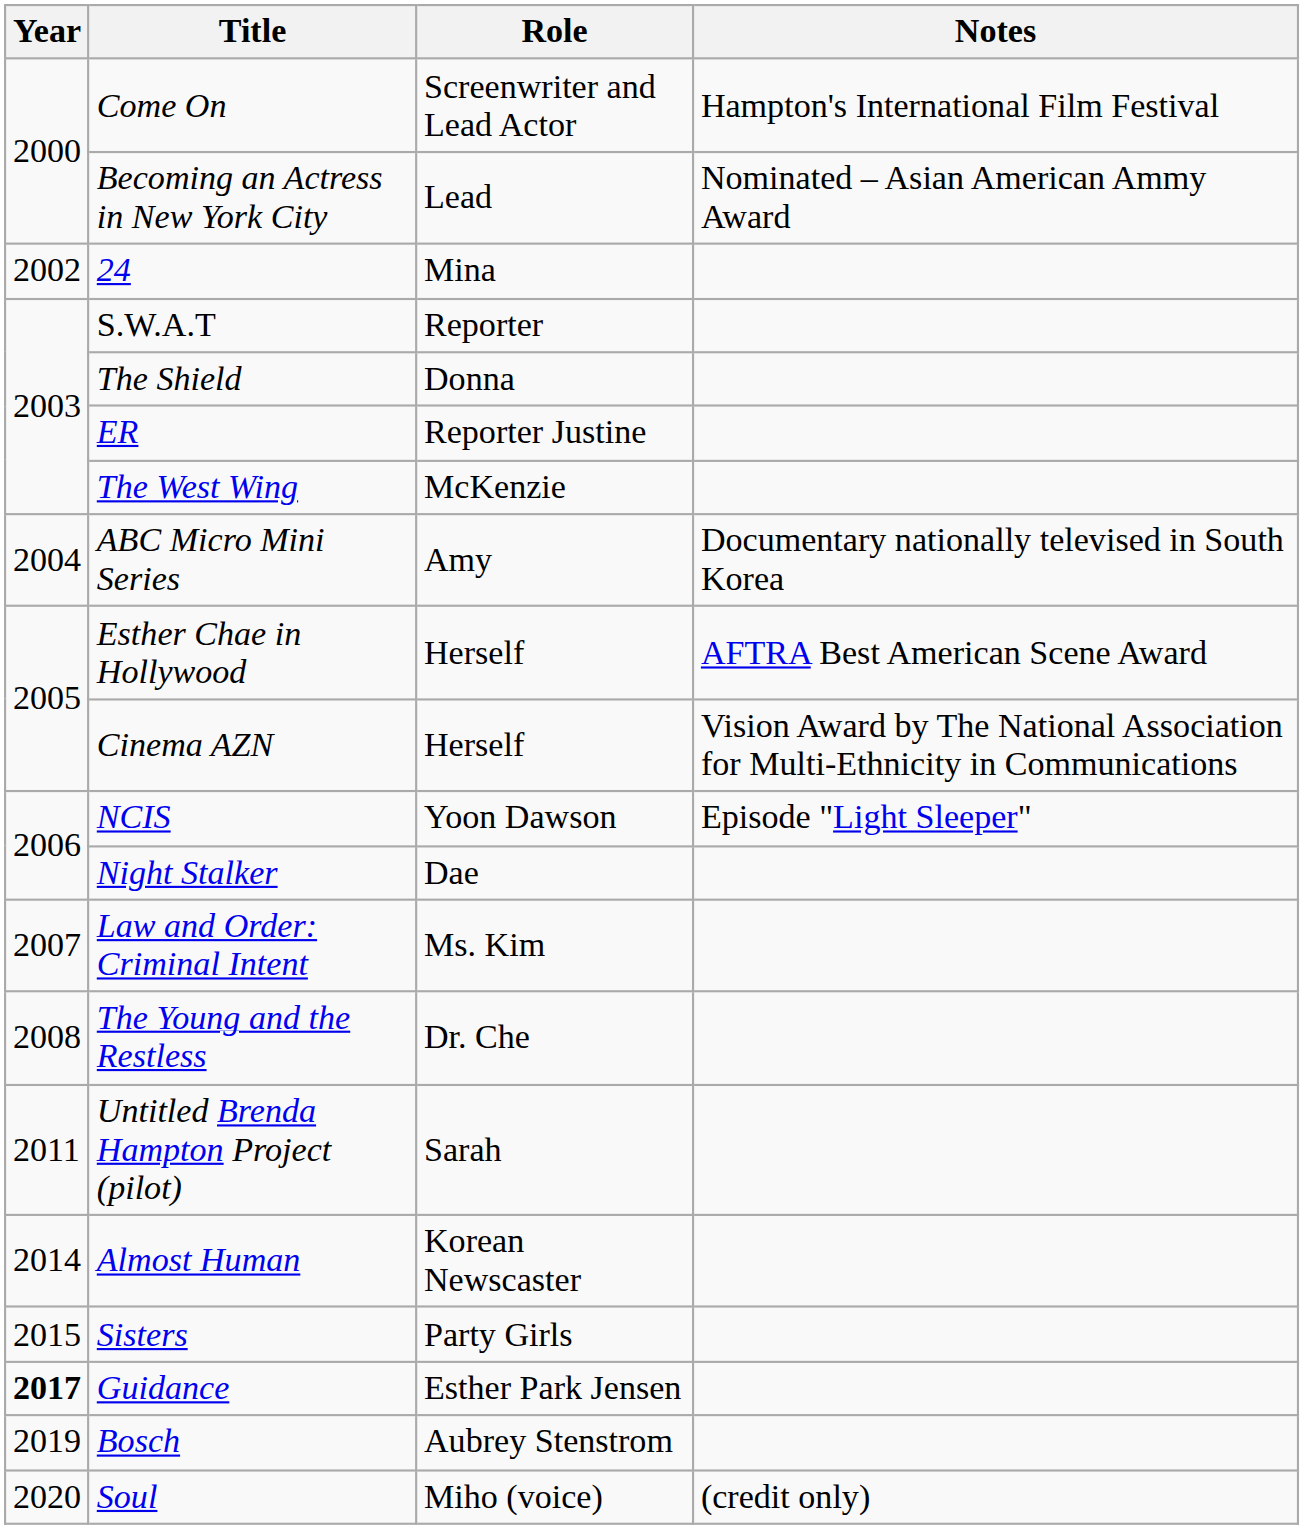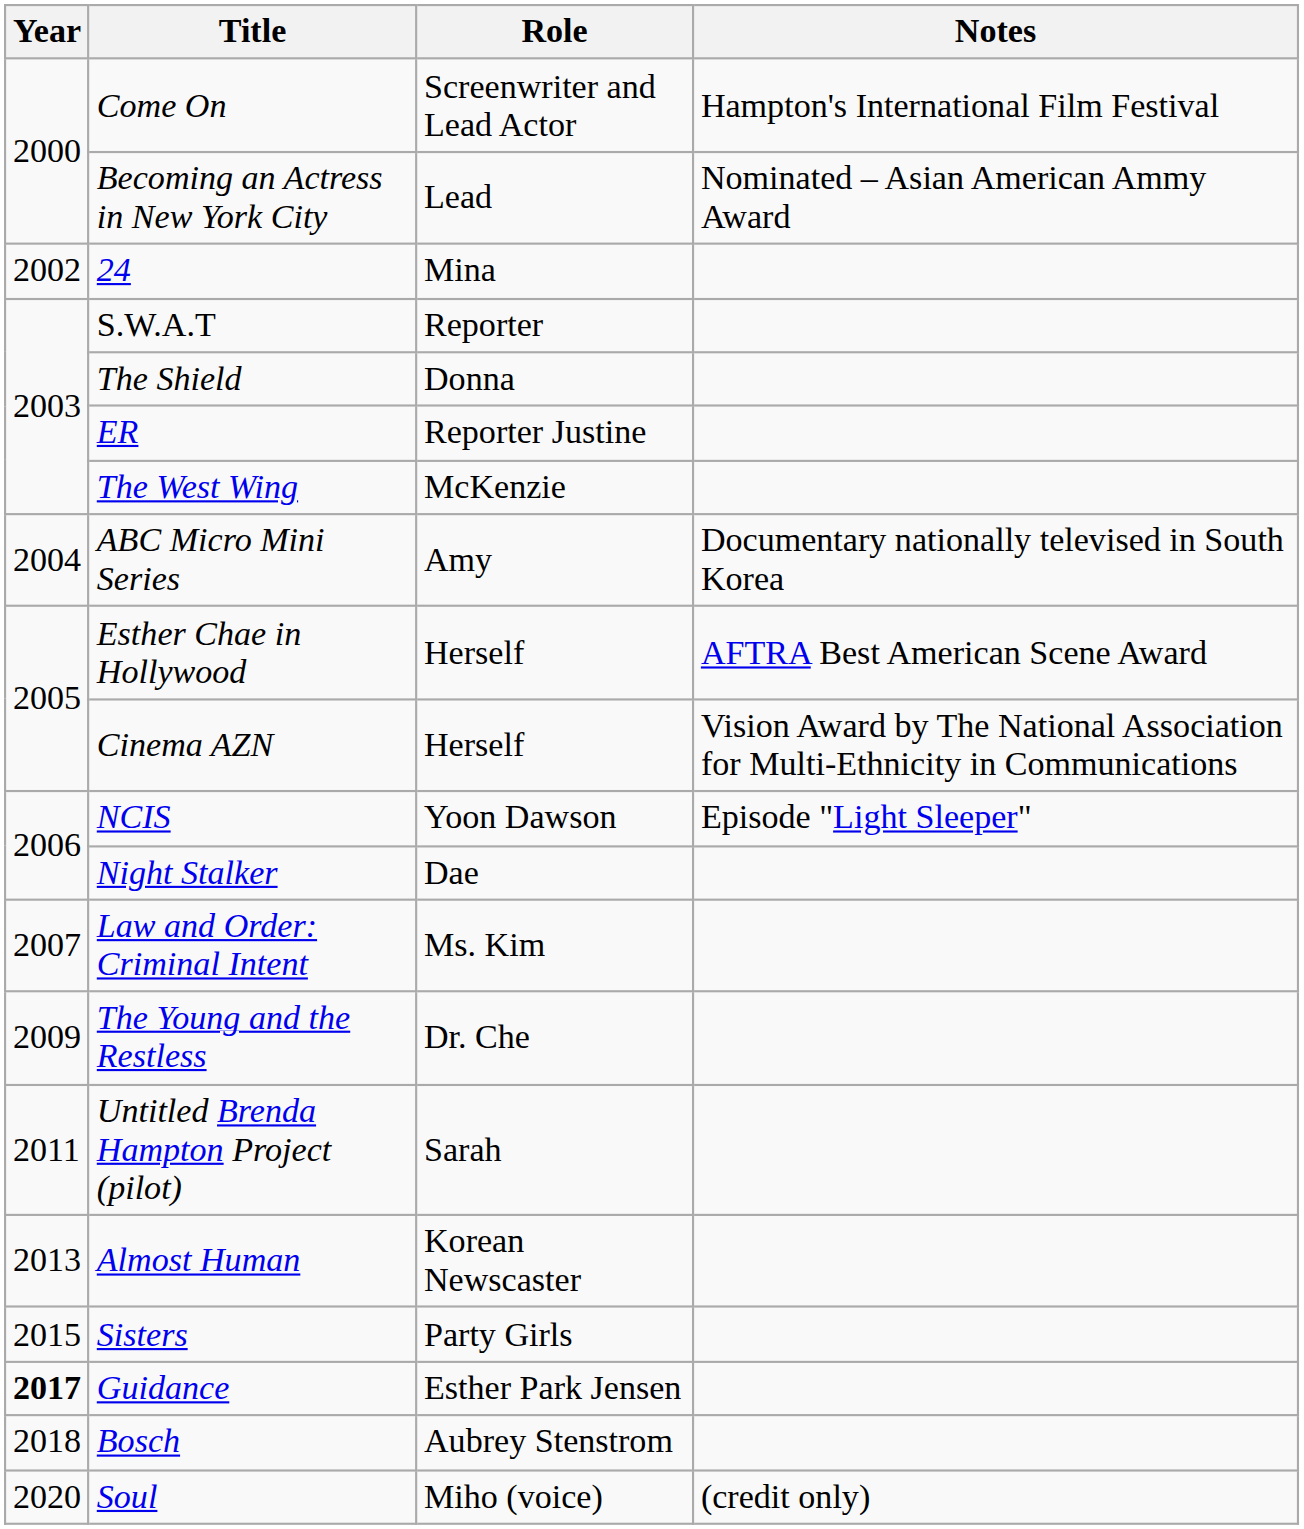(47, 1037) 2008 -> (47, 1037) 2009
(47, 1260) 2014 -> (47, 1260) 2013
(47, 1441) 2019 -> (47, 1441) 2018
